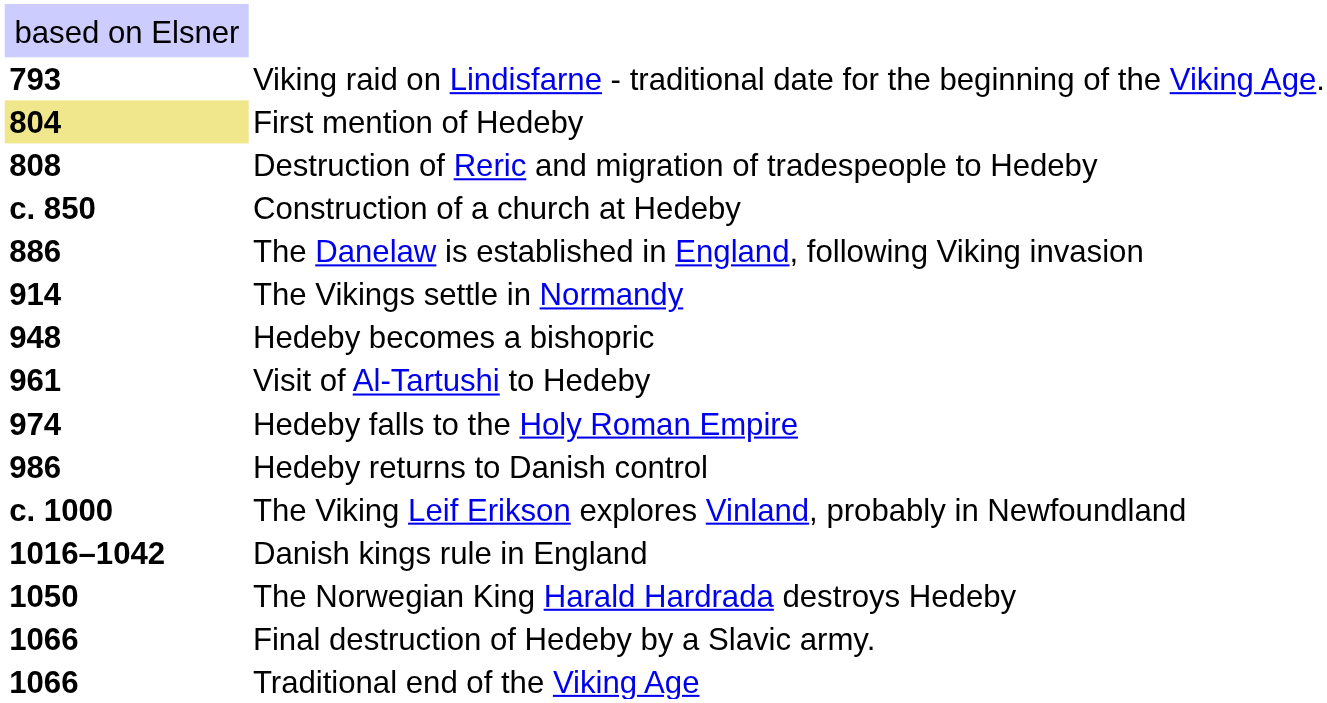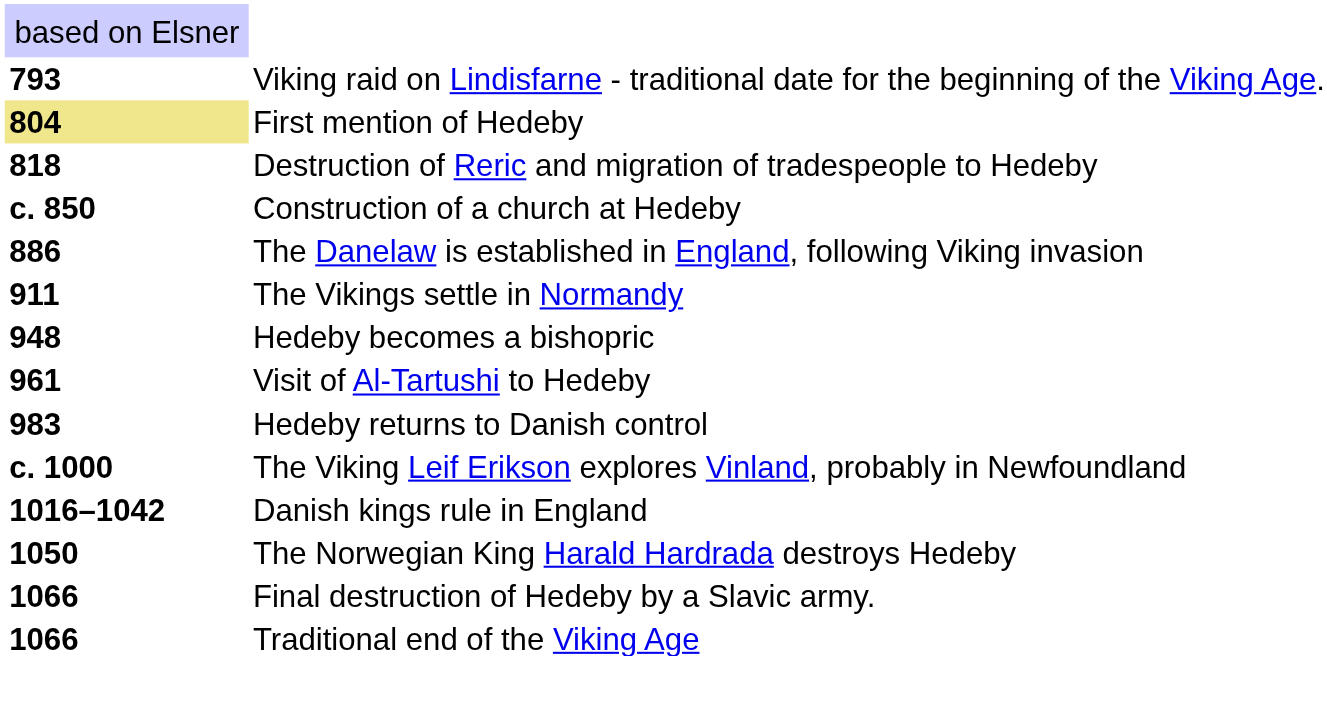(35, 165) 808 -> (35, 165) 818
(35, 294) 914 -> (34, 294) 911
- row: (525, 423)
(35, 466) 986 -> (35, 423) 983
